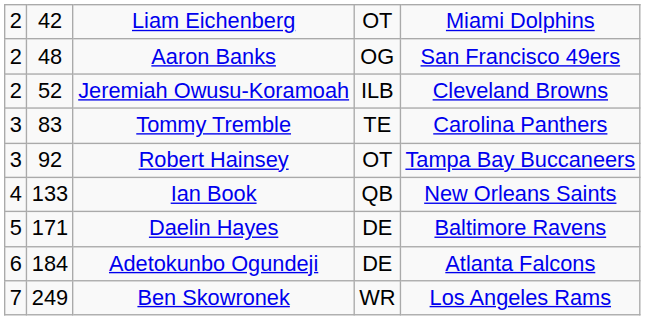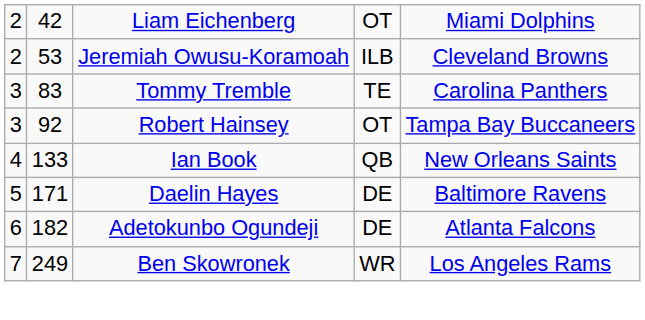- row: (214, 56)
(50, 90) 52 -> (50, 56) 53
(50, 263) 184 -> (50, 228) 182
